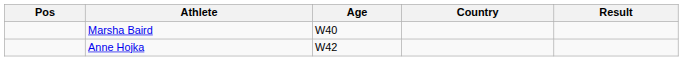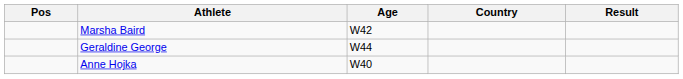(326, 30) W40 -> (361, 30) W42
+ row: (124, 47)
(326, 47) W42 -> (361, 64) W40
